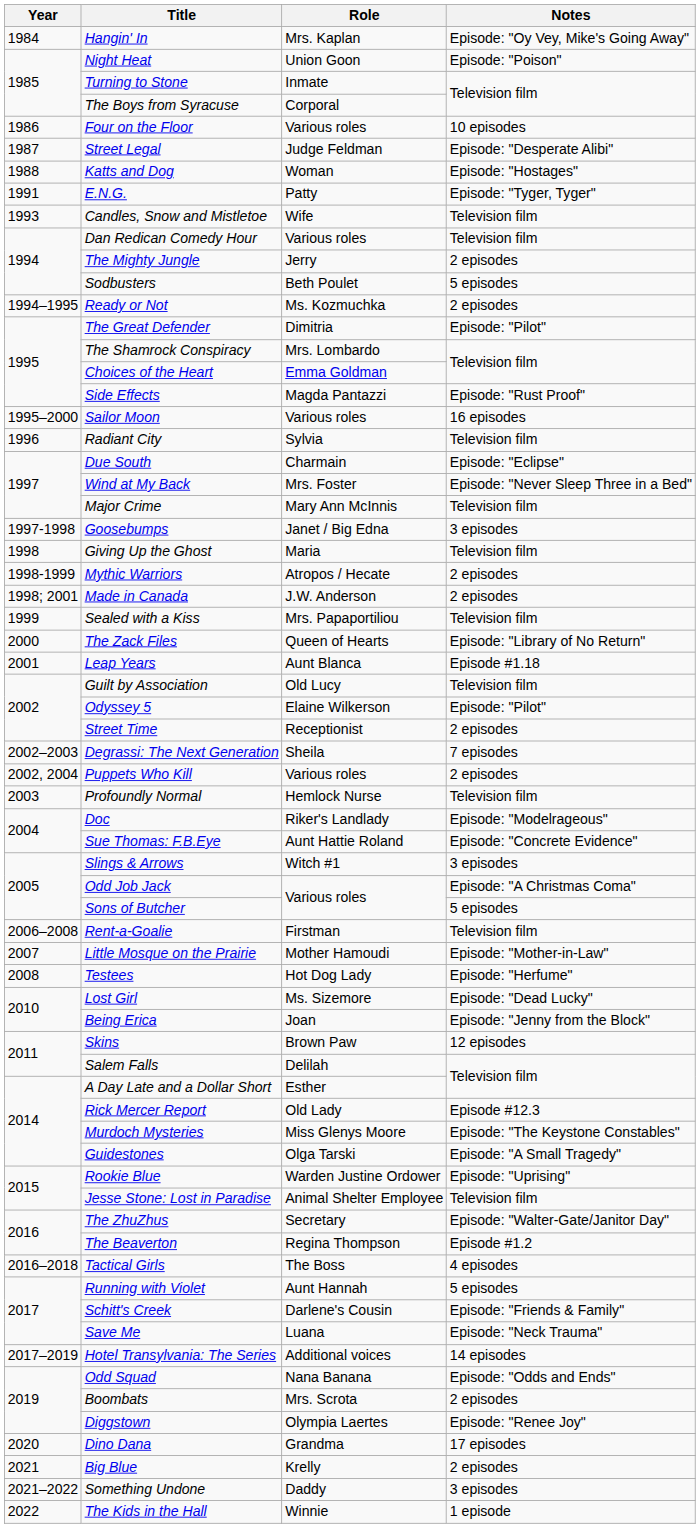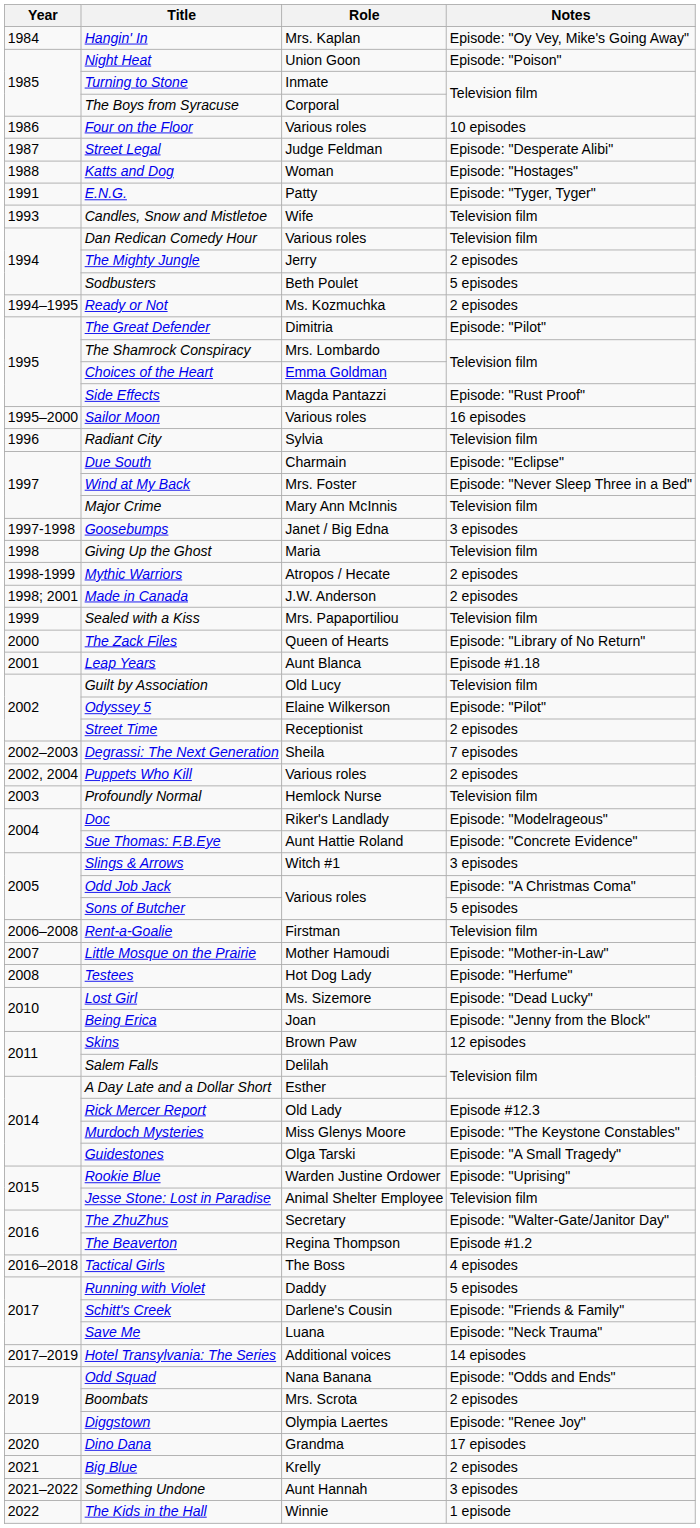(326, 1288) Aunt Hannah -> (306, 1288) Daddy
(306, 1489) Daddy -> (326, 1489) Aunt Hannah
